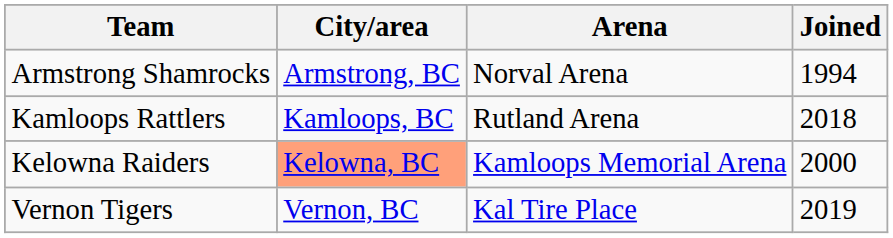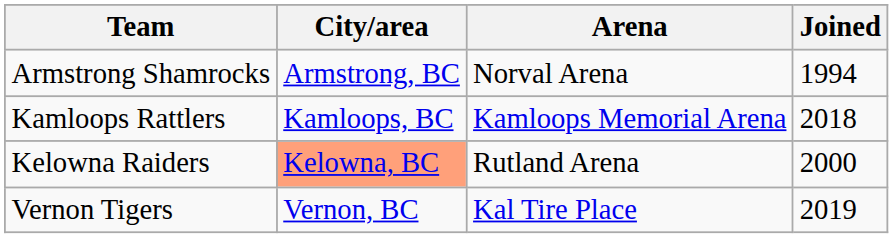(556, 118) Rutland Arena -> (630, 118) Kamloops Memorial Arena
(630, 163) Kamloops Memorial Arena -> (556, 163) Rutland Arena
